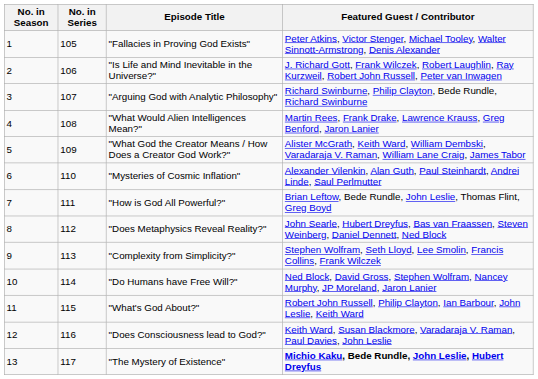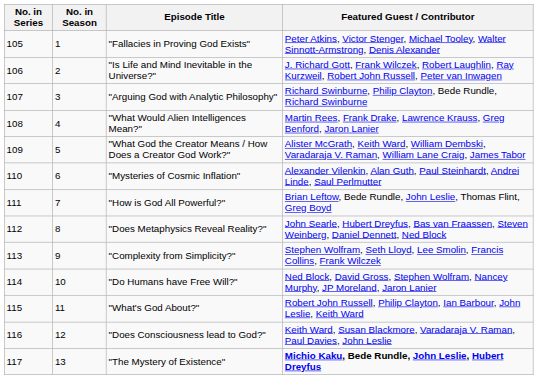columns swapped: (82, 17) <-> (31, 17)
